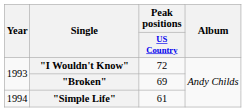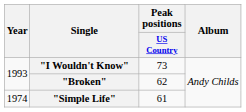(162, 65) 72 -> (162, 65) 73
(162, 82) 69 -> (162, 82) 62
(17, 98) 1994 -> (17, 98) 1974
